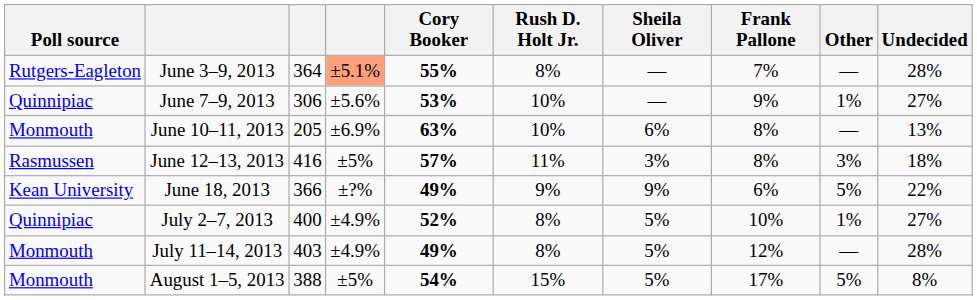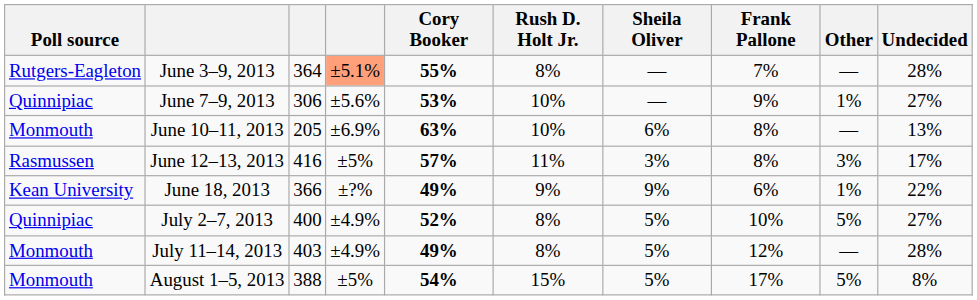(925, 160) 18% -> (925, 160) 17%
(849, 190) 5% -> (849, 190) 1%
(849, 220) 1% -> (849, 220) 5%
